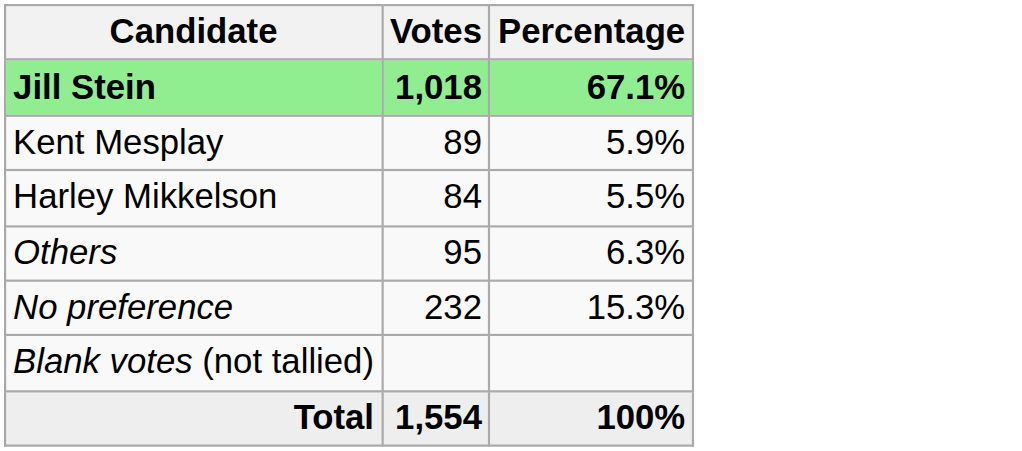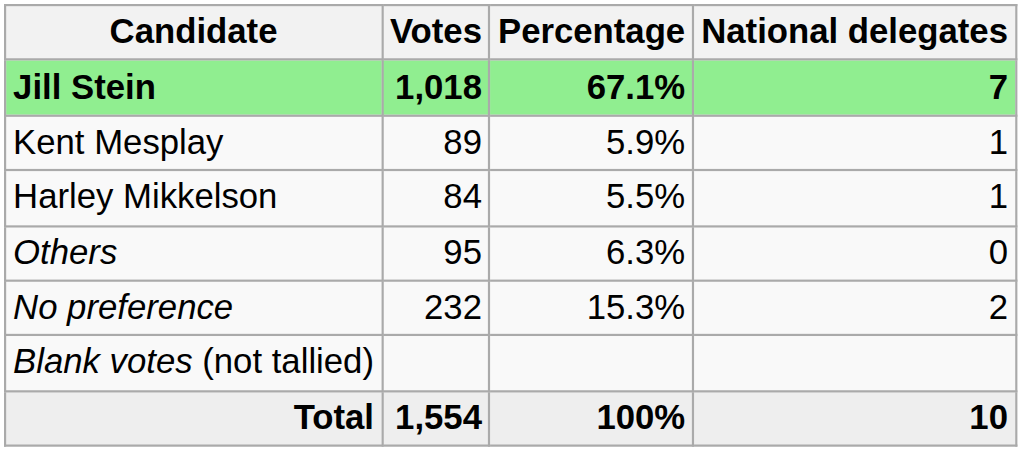+ column: (855, 32)
